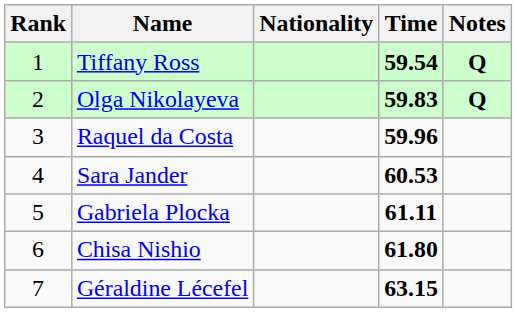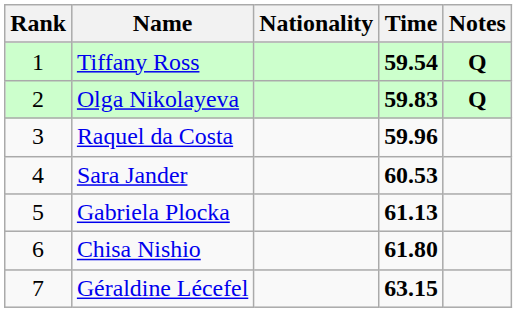(411, 212) 61.11 -> (411, 212) 61.13
